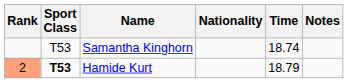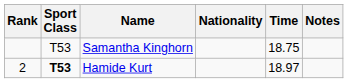(284, 48) 18.74 -> (284, 48) 18.75
(23, 68) lightsalmon background -> (23, 68) no background
(284, 68) 18.79 -> (284, 68) 18.97
